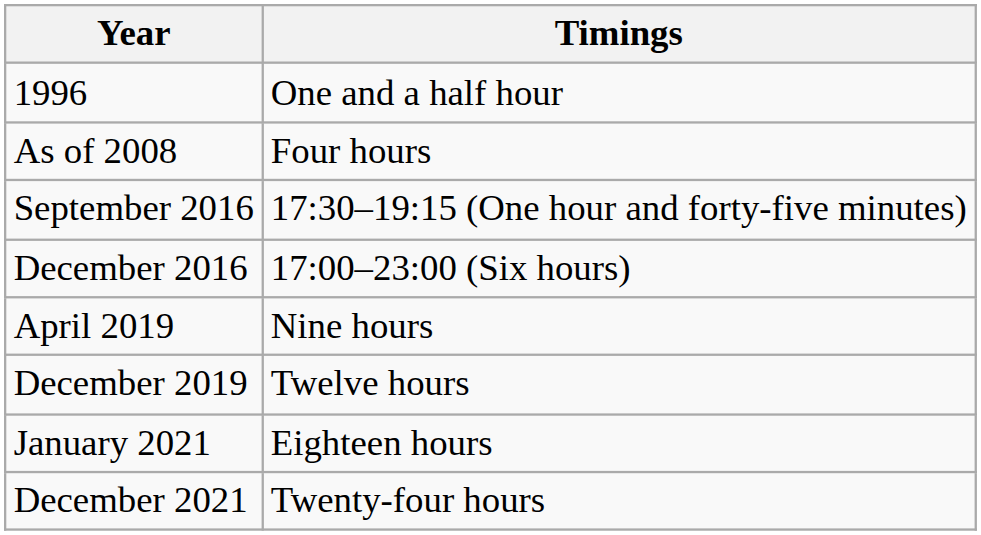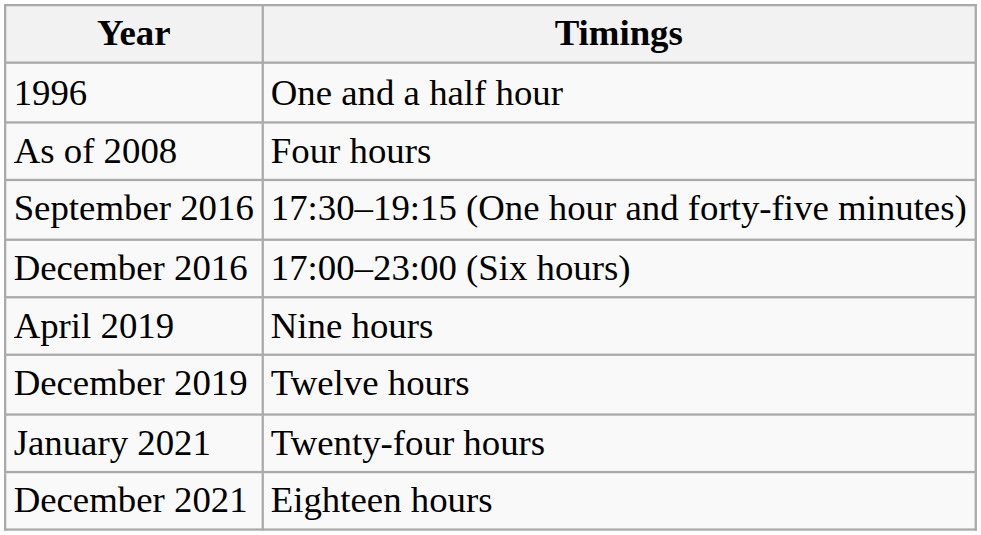(382, 442) Eighteen hours -> (408, 442) Twenty-four hours
(408, 500) Twenty-four hours -> (382, 500) Eighteen hours
